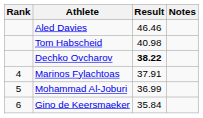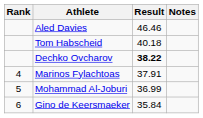(149, 43) 40.98 -> (149, 43) 40.18
